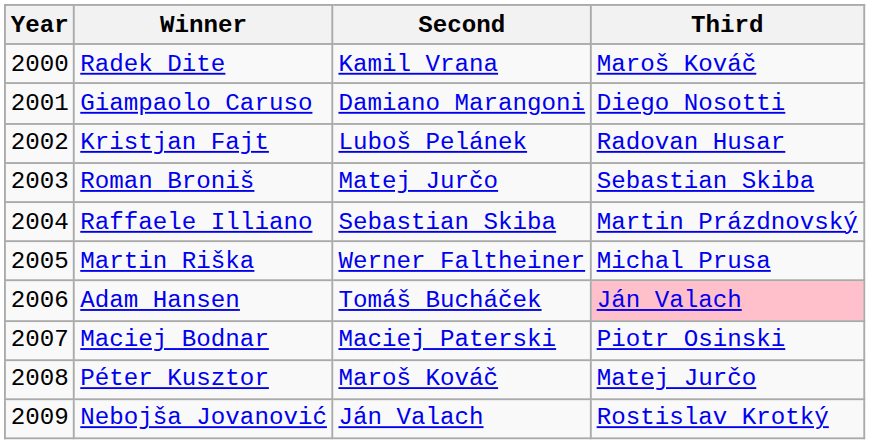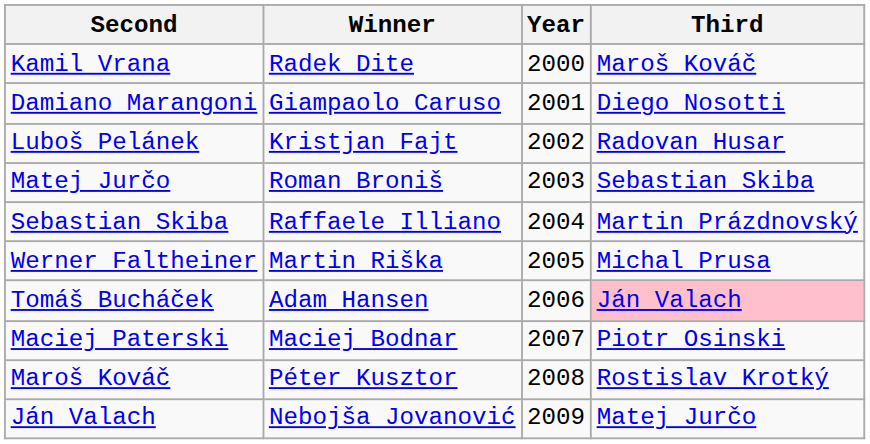columns swapped: (40, 25) <-> (462, 25)
(676, 379) Matej Jurčo -> (713, 379) Rostislav Krotký
(713, 419) Rostislav Krotký -> (676, 419) Matej Jurčo
